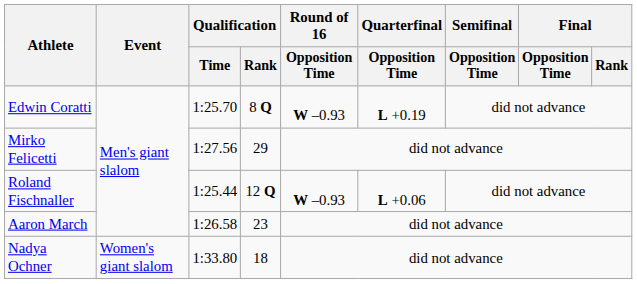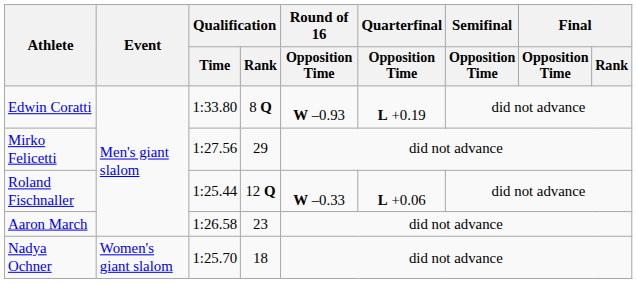(215, 107) 1:25.70 -> (215, 107) 1:33.80
(319, 200) W –0.93 -> (319, 200) W –0.33
(215, 257) 1:33.80 -> (215, 257) 1:25.70
